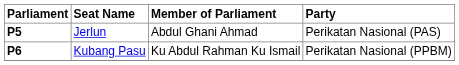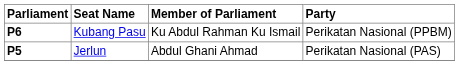rows swapped: (14, 32) <-> (14, 51)
